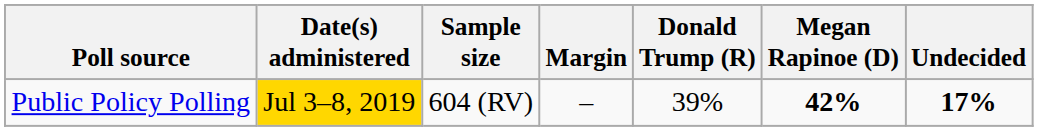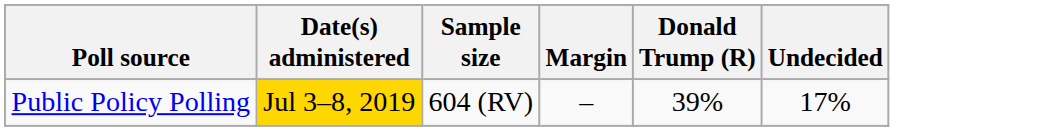- column: (833, 42)
(969, 102) bold -> (825, 102) normal
